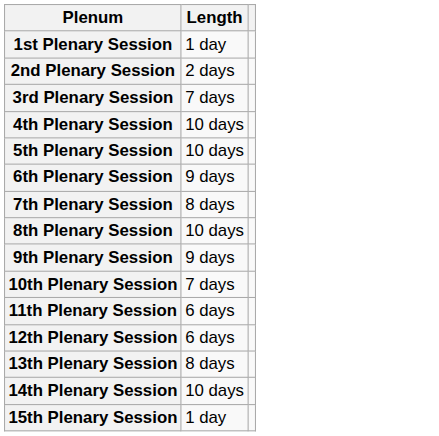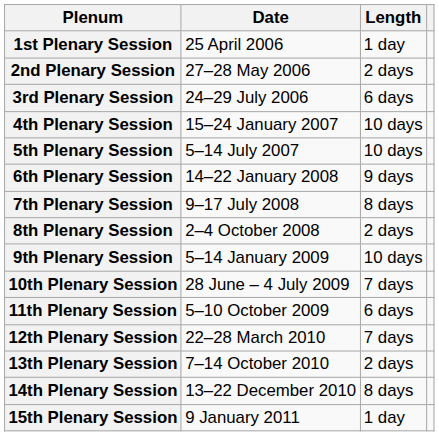+ column: (271, 17)
(210, 97) 7 days -> (389, 97) 6 days
(215, 230) 10 days -> (389, 230) 2 days
(210, 257) 9 days -> (393, 257) 10 days
(210, 337) 6 days -> (389, 337) 7 days
(210, 364) 8 days -> (389, 364) 2 days
(215, 390) 10 days -> (389, 390) 8 days
